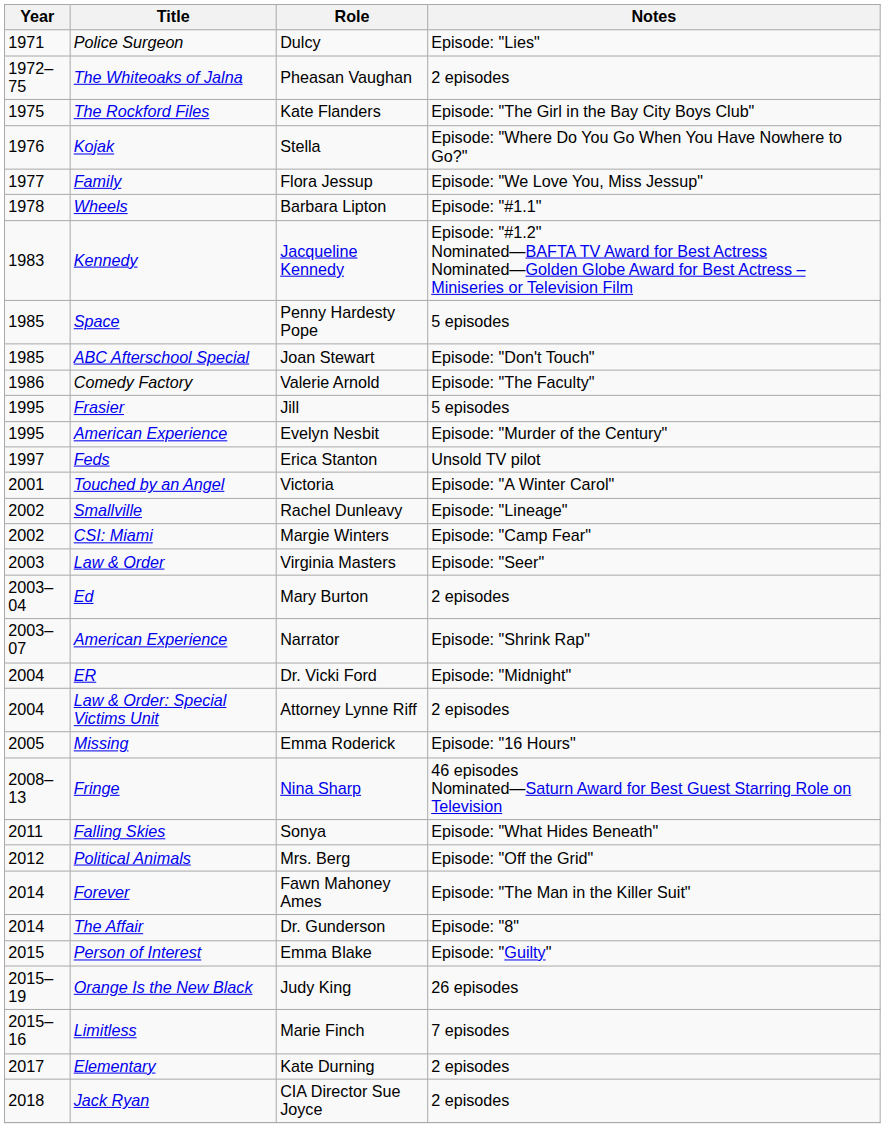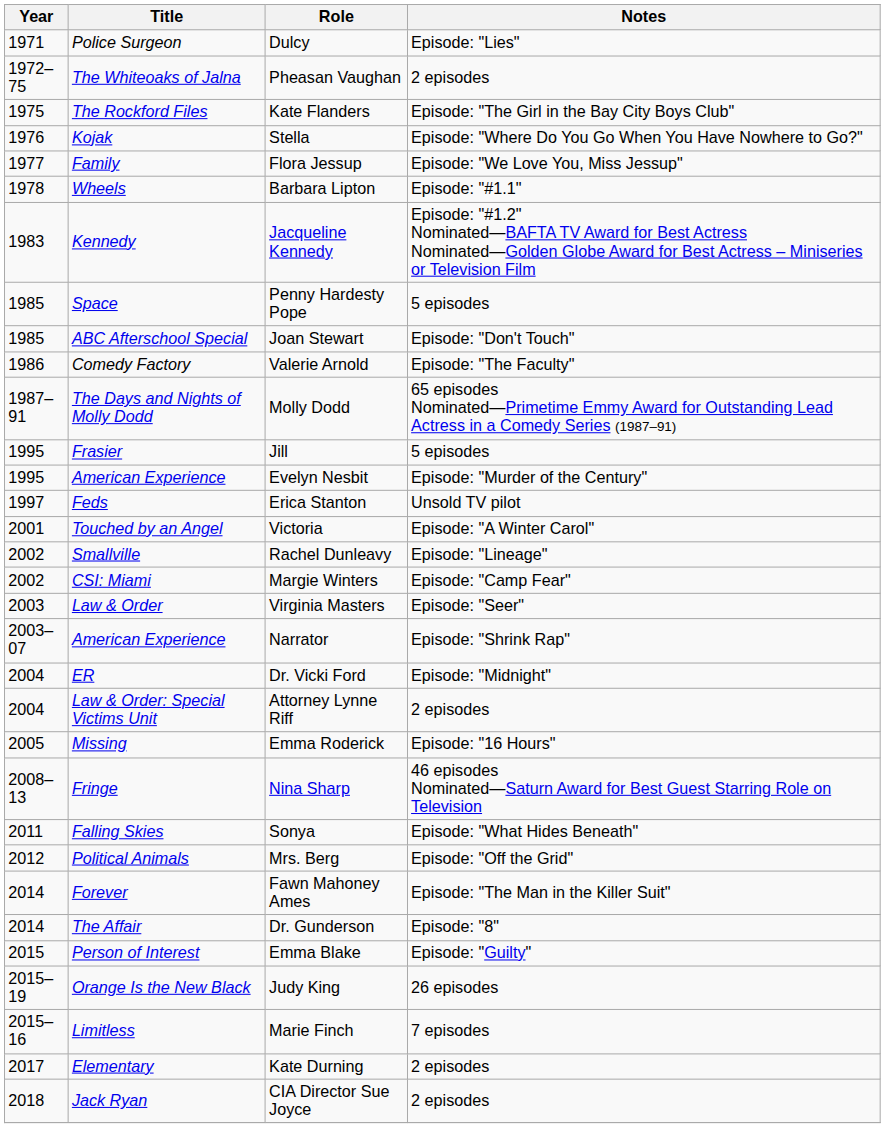+ row: (310, 408)
- row: (324, 596)
